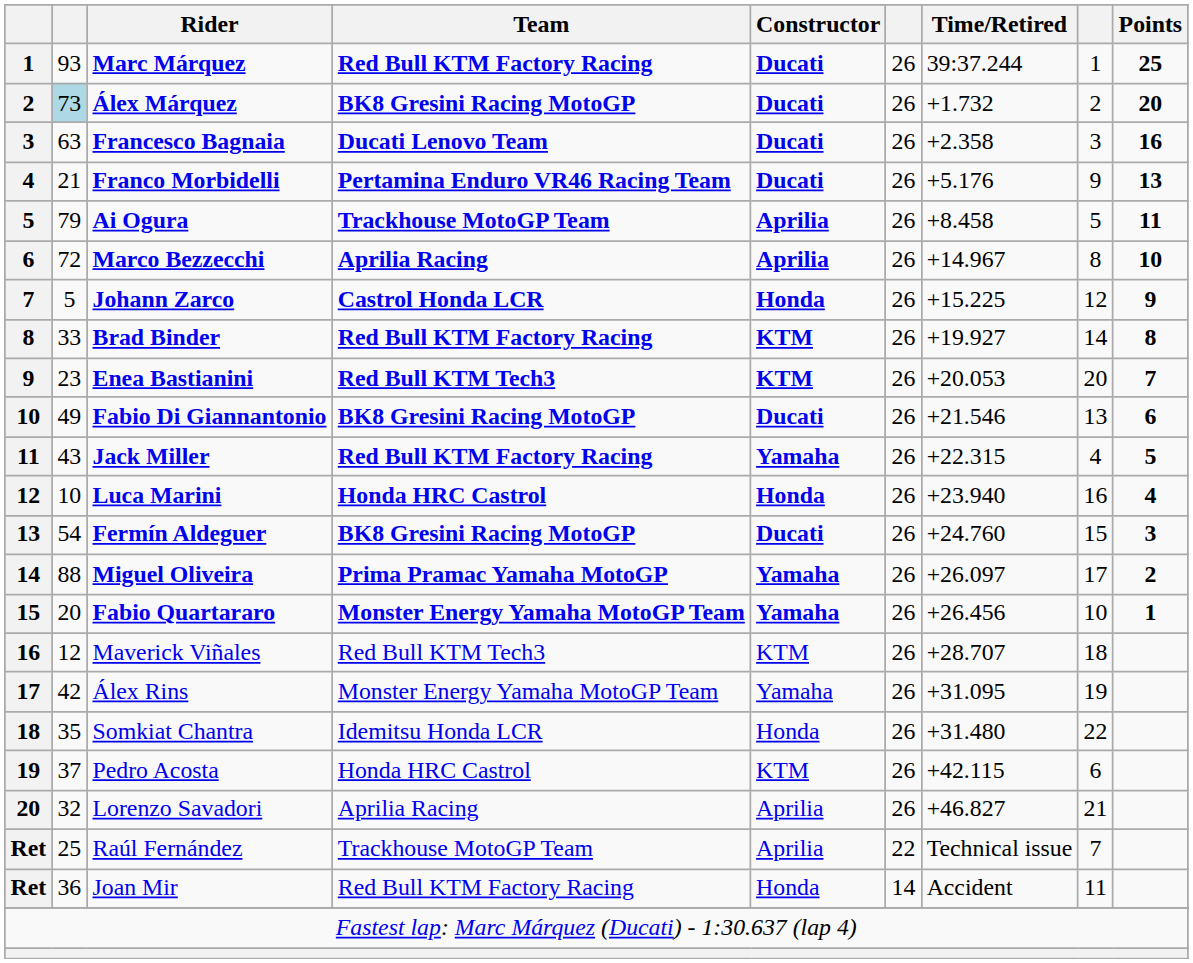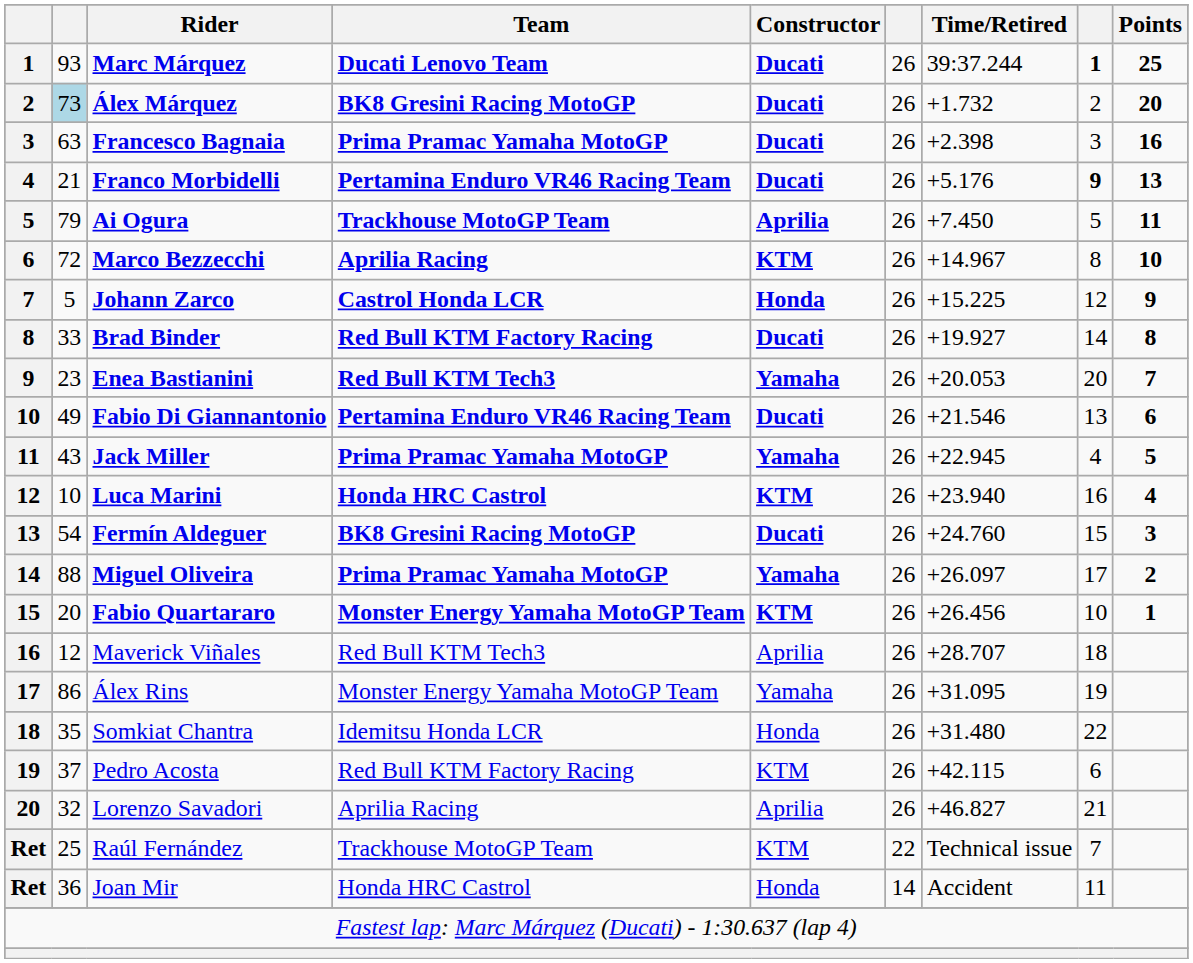(495, 62) Red Bull KTM Factory Racing -> (443, 62) Ducati Lenovo Team
(1095, 62) normal -> (1095, 62) bold
(443, 141) Ducati Lenovo Team -> (503, 141) Prima Pramac Yamaha MotoGP
(960, 141) +2.358 -> (960, 141) +2.398
(1095, 180) normal -> (1095, 180) bold
(960, 220) +8.458 -> (960, 220) +7.450
(792, 259) Aprilia -> (785, 259) KTM
(785, 337) KTM -> (790, 337) Ducati
(785, 377) KTM -> (798, 377) Yamaha
(487, 416) BK8 Gresini Racing MotoGP -> (534, 416) Pertamina Enduro VR46 Racing Team
(495, 455) Red Bull KTM Factory Racing -> (503, 455) Prima Pramac Yamaha MotoGP
(966, 455) +22.315 -> (966, 455) +22.945
(790, 494) Honda -> (785, 494) KTM
(798, 612) Yamaha -> (785, 612) KTM
(783, 651) KTM -> (790, 651) Aprilia
(69, 691) 42 -> (69, 691) 86
(434, 769) Honda HRC Castrol -> (486, 769) Red Bull KTM Factory Racing
(790, 848) Aprilia -> (783, 848) KTM
(486, 887) Red Bull KTM Factory Racing -> (434, 887) Honda HRC Castrol
